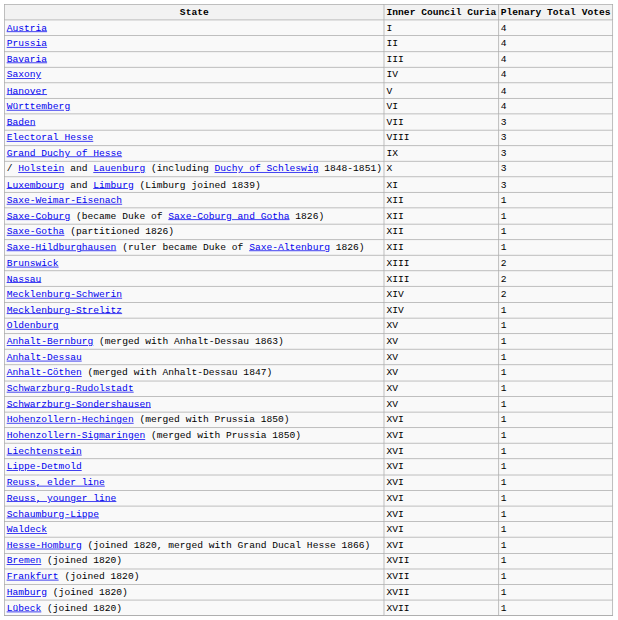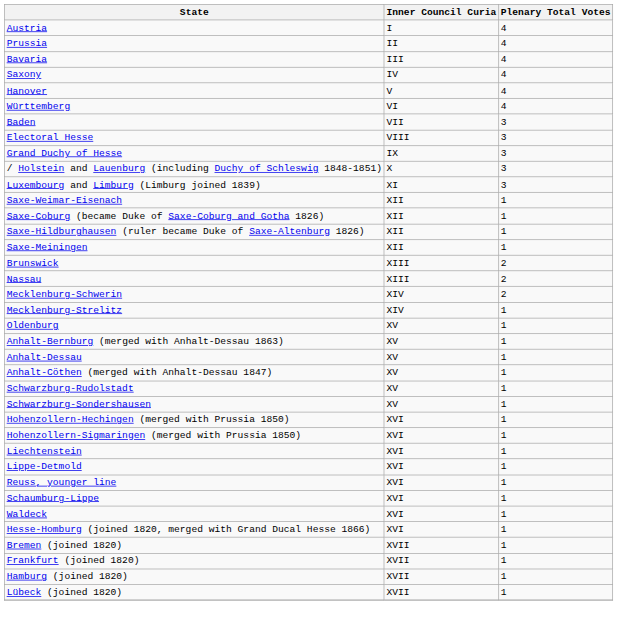- row: (90, 232)
+ row: (47, 247)
- row: (56, 483)
